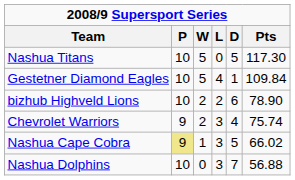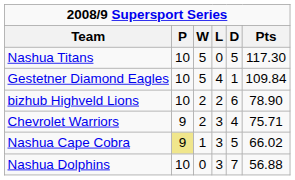(266, 121) 75.74 -> (266, 121) 75.71
